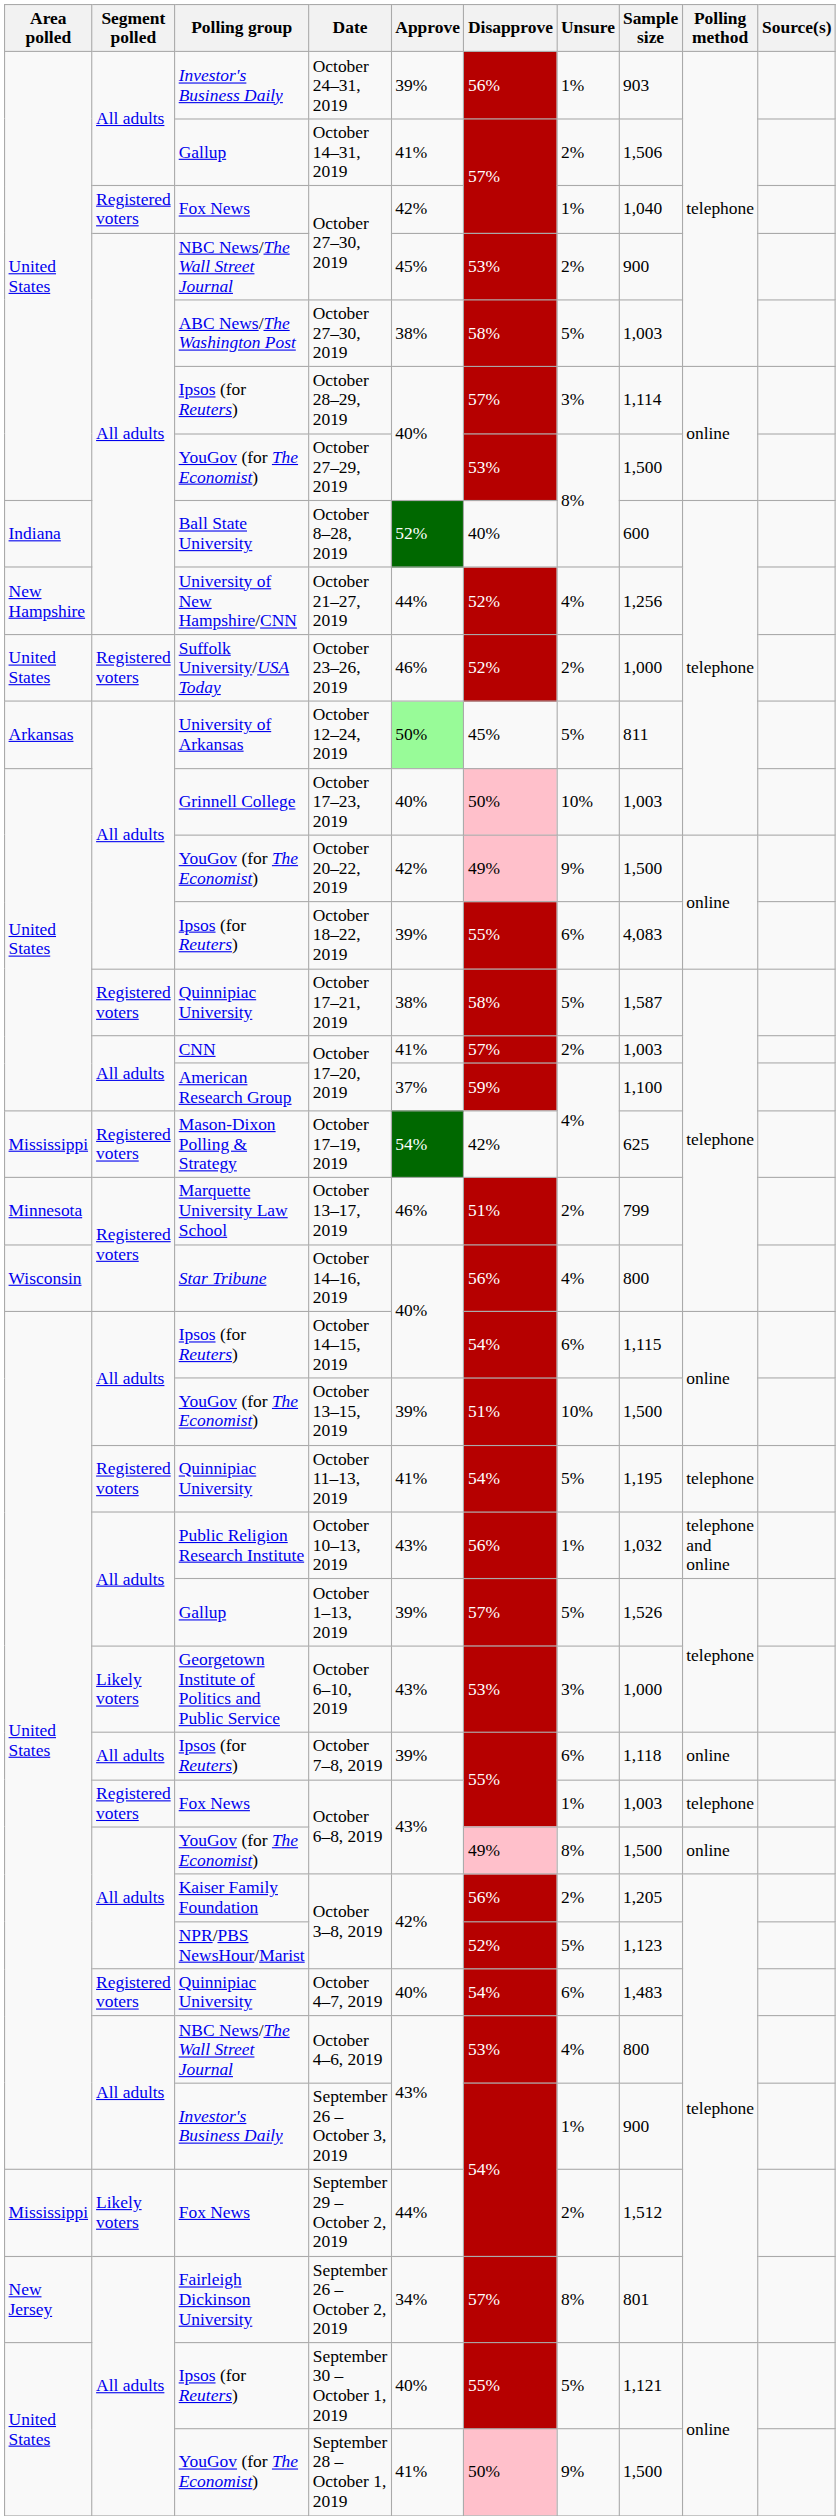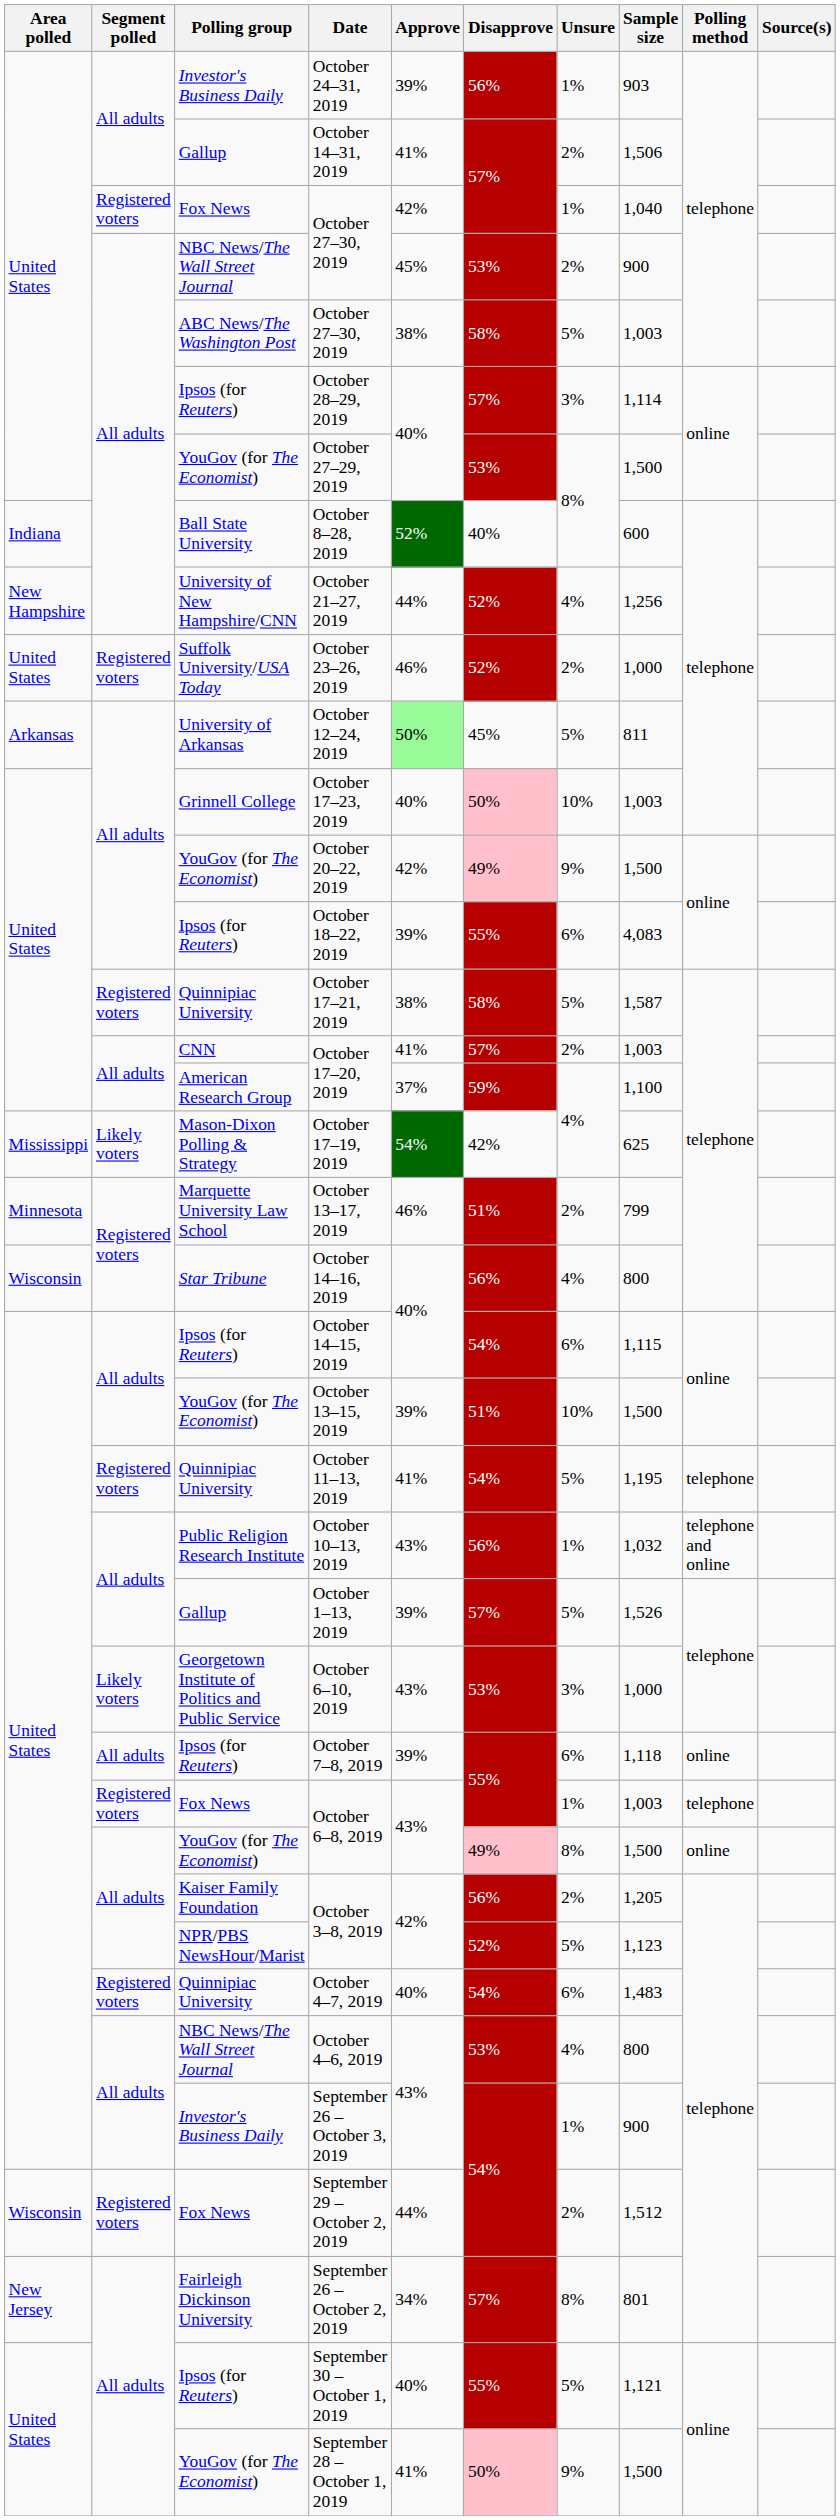(133, 1144) Registered voters -> (119, 1144) Likely voters
(48, 2212) Mississippi -> (45, 2212) Wisconsin
(119, 2212) Likely voters -> (133, 2212) Registered voters
